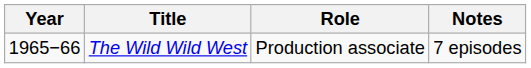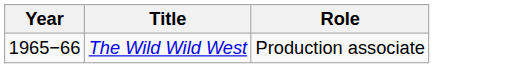- column: (477, 18)
